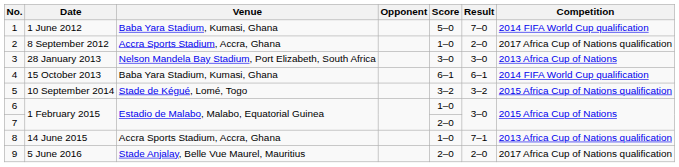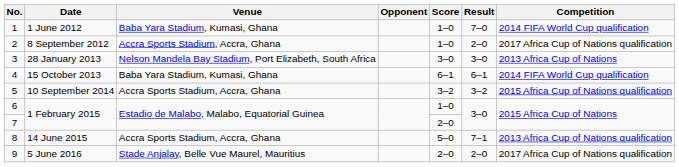(446, 28) 5–0 -> (446, 28) 1–0
(183, 91) Stade de Kégué, Lomé, Togo -> (200, 91) Accra Sports Stadium, Accra, Ghana
(446, 138) 1–0 -> (446, 138) 5–0
